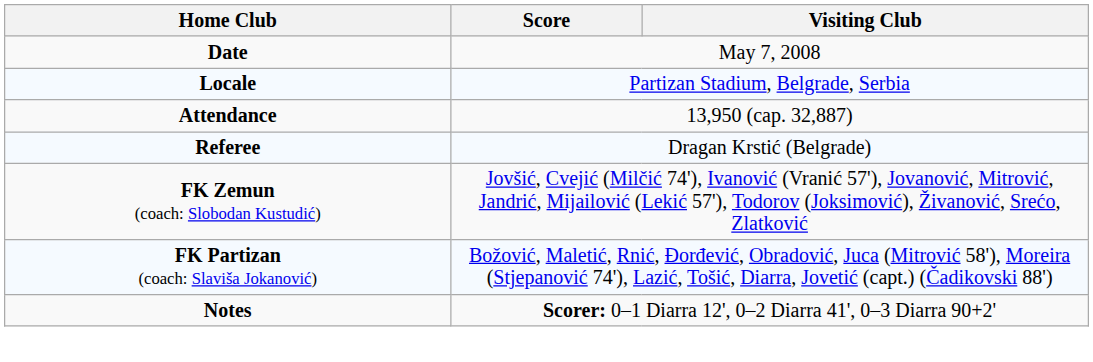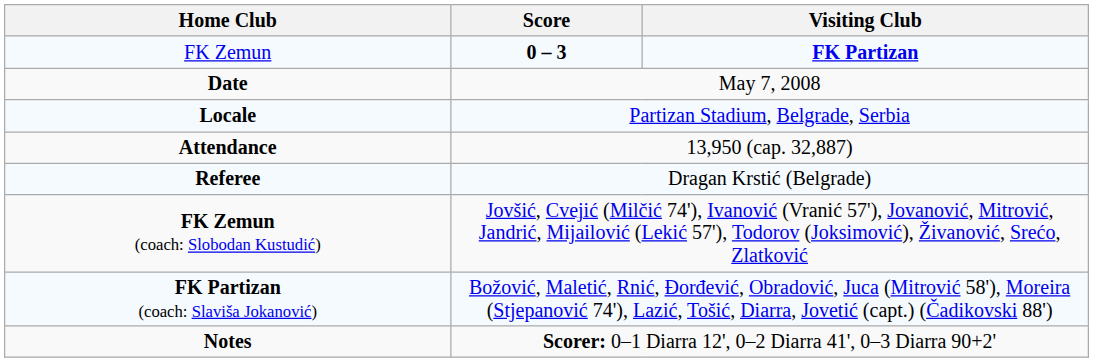+ row: (228, 52)
